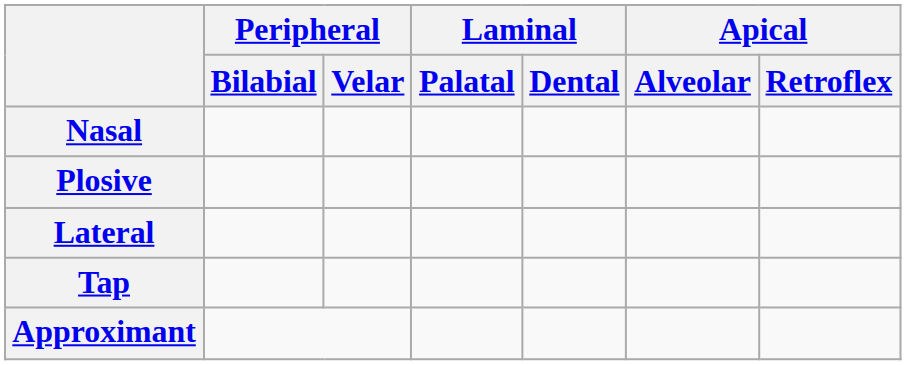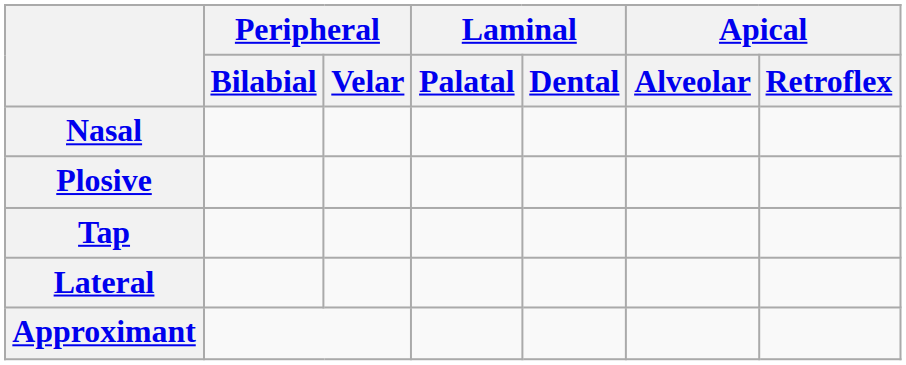rows swapped: (104, 282) <-> (104, 231)
